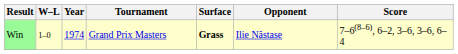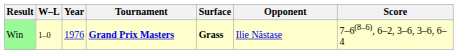(74, 35) 1974 -> (74, 35) 1976
(128, 35) normal -> (131, 35) bold
